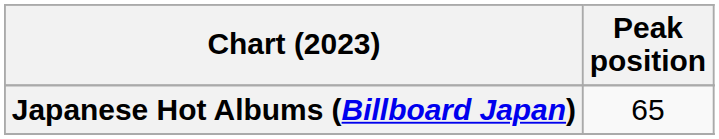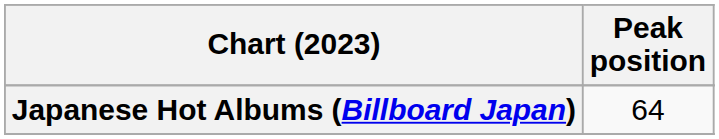(648, 109) 65 -> (648, 109) 64
